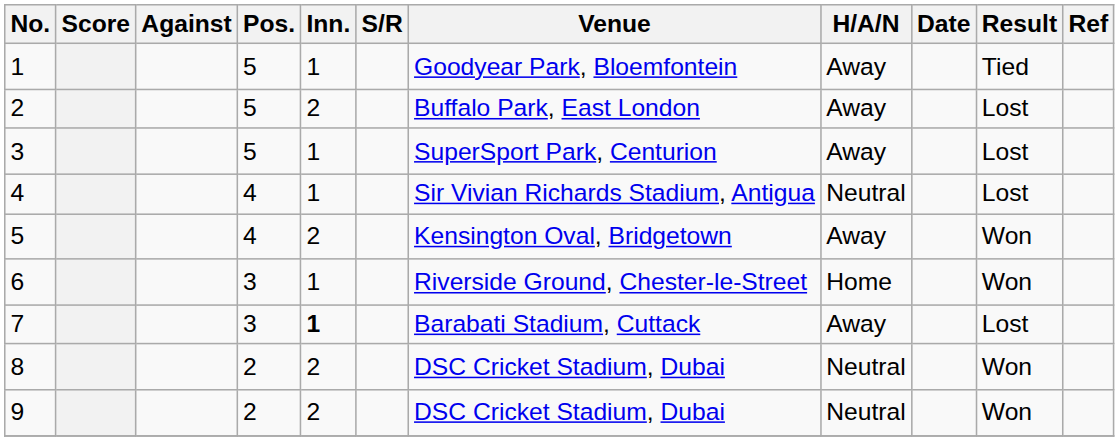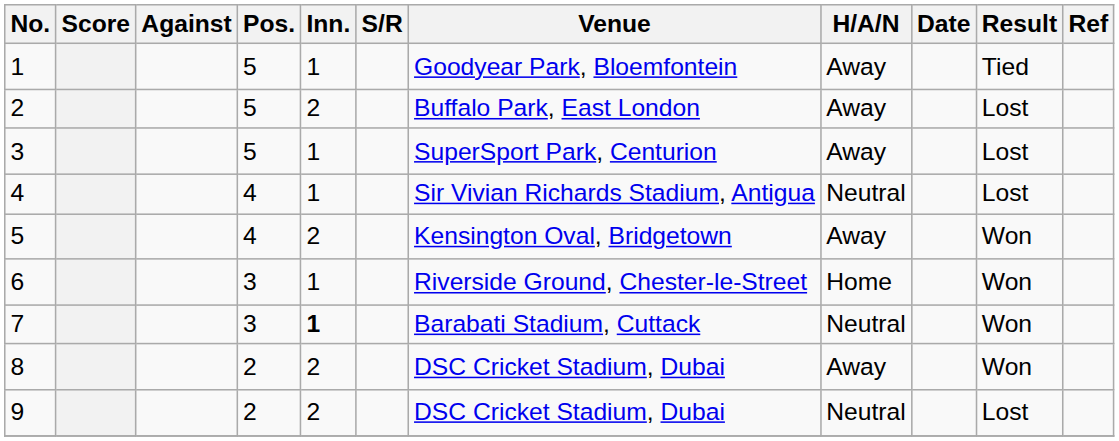(856, 324) Away -> (866, 324) Neutral
(1005, 324) Lost -> (1007, 324) Won
(866, 366) Neutral -> (856, 366) Away
(1007, 412) Won -> (1005, 412) Lost
